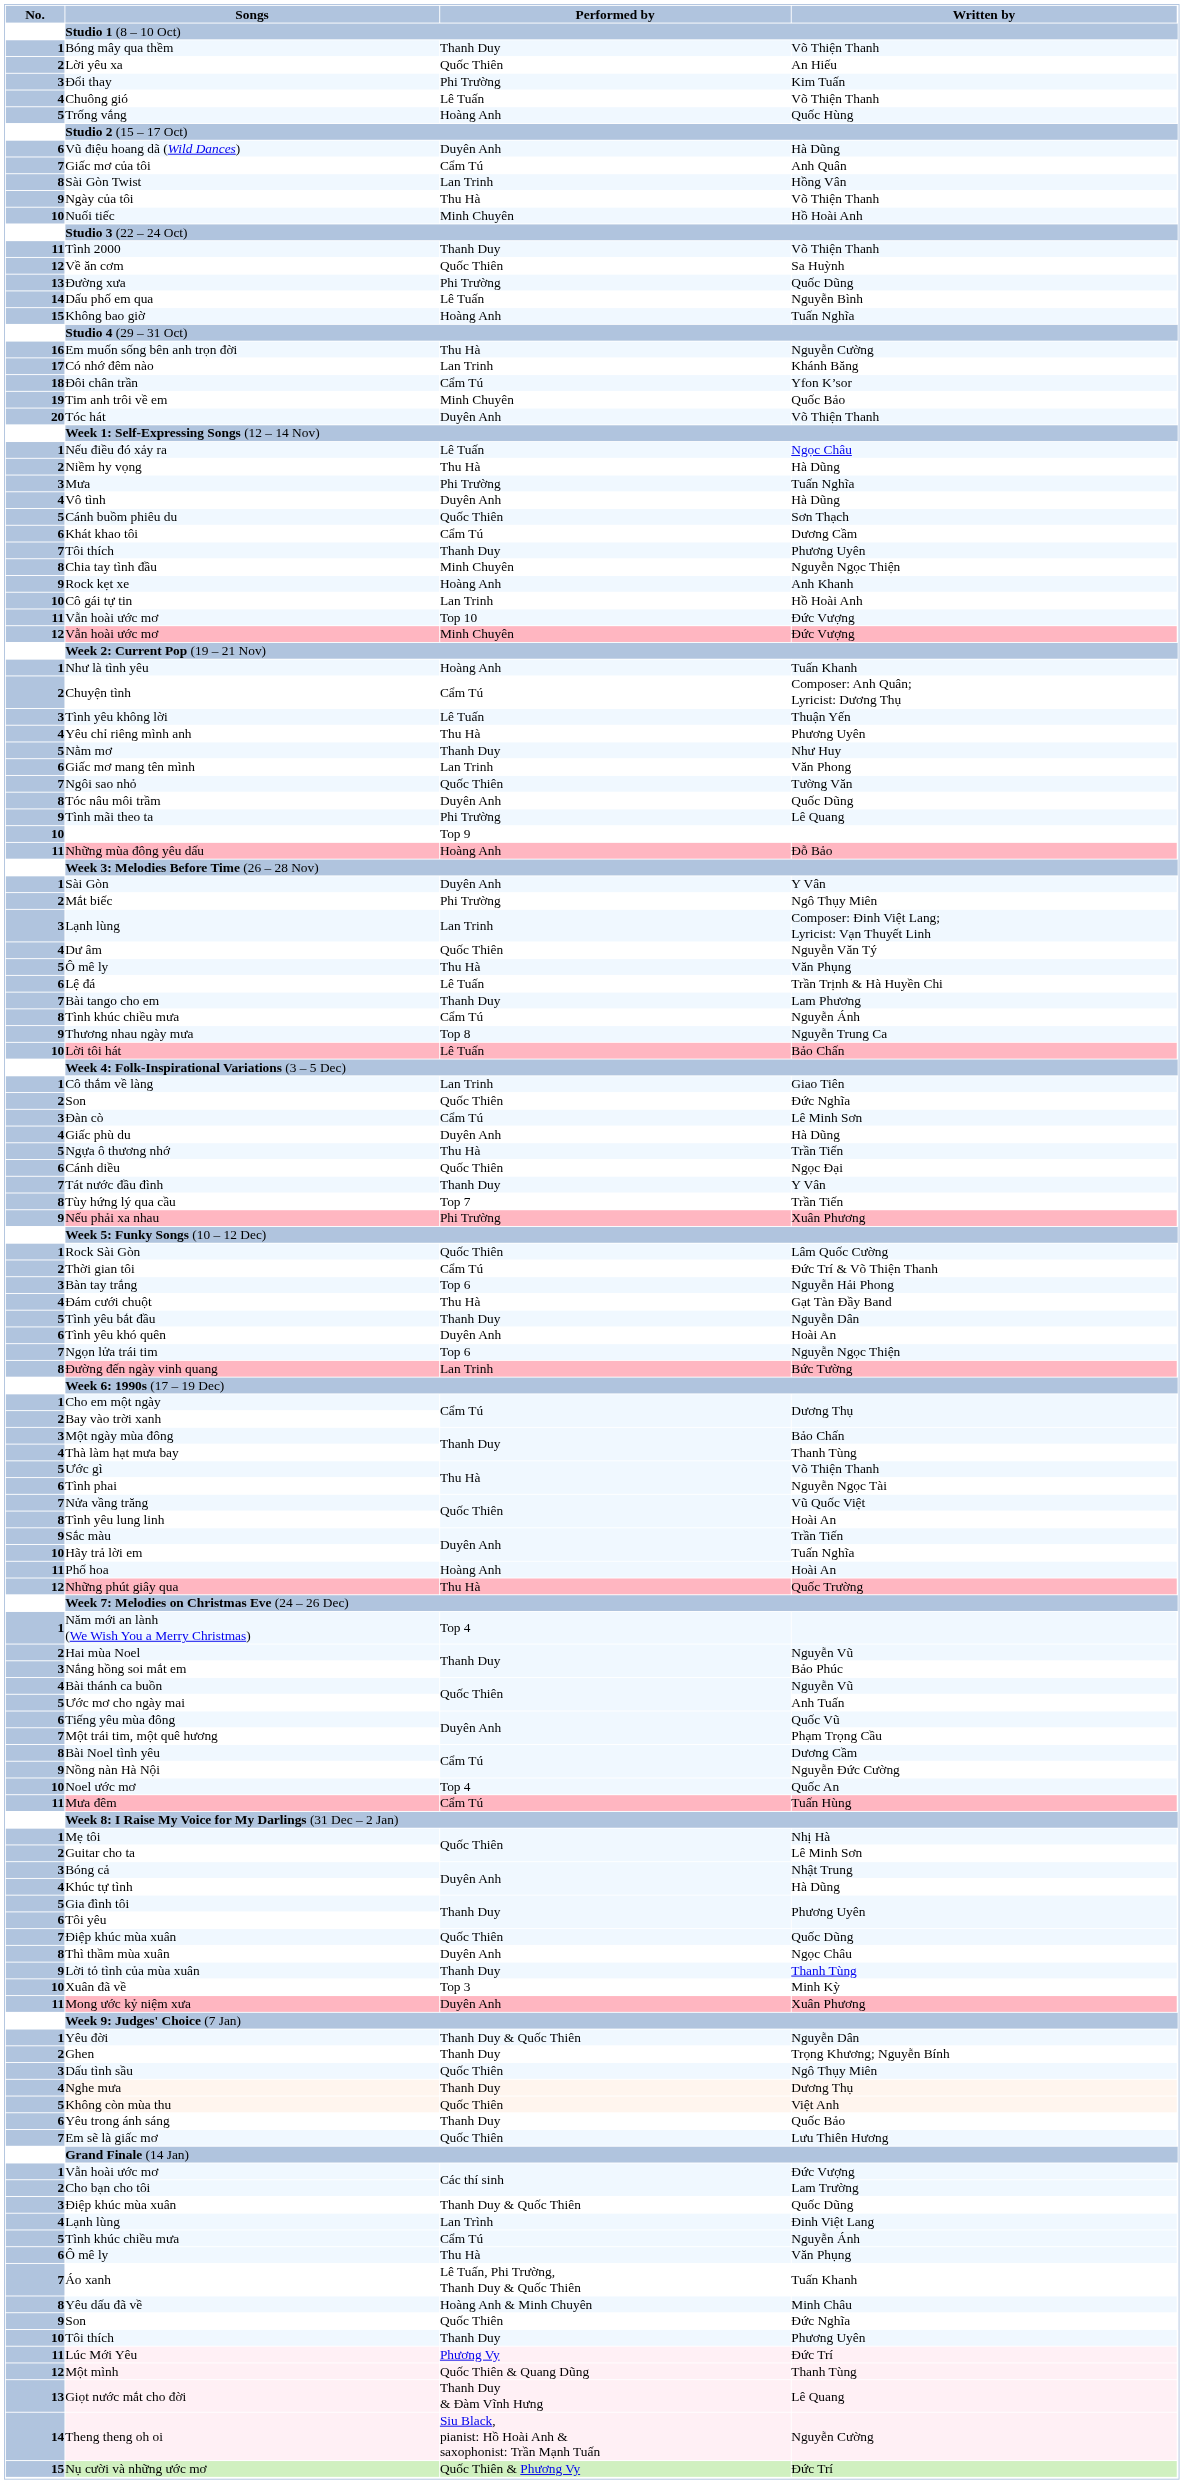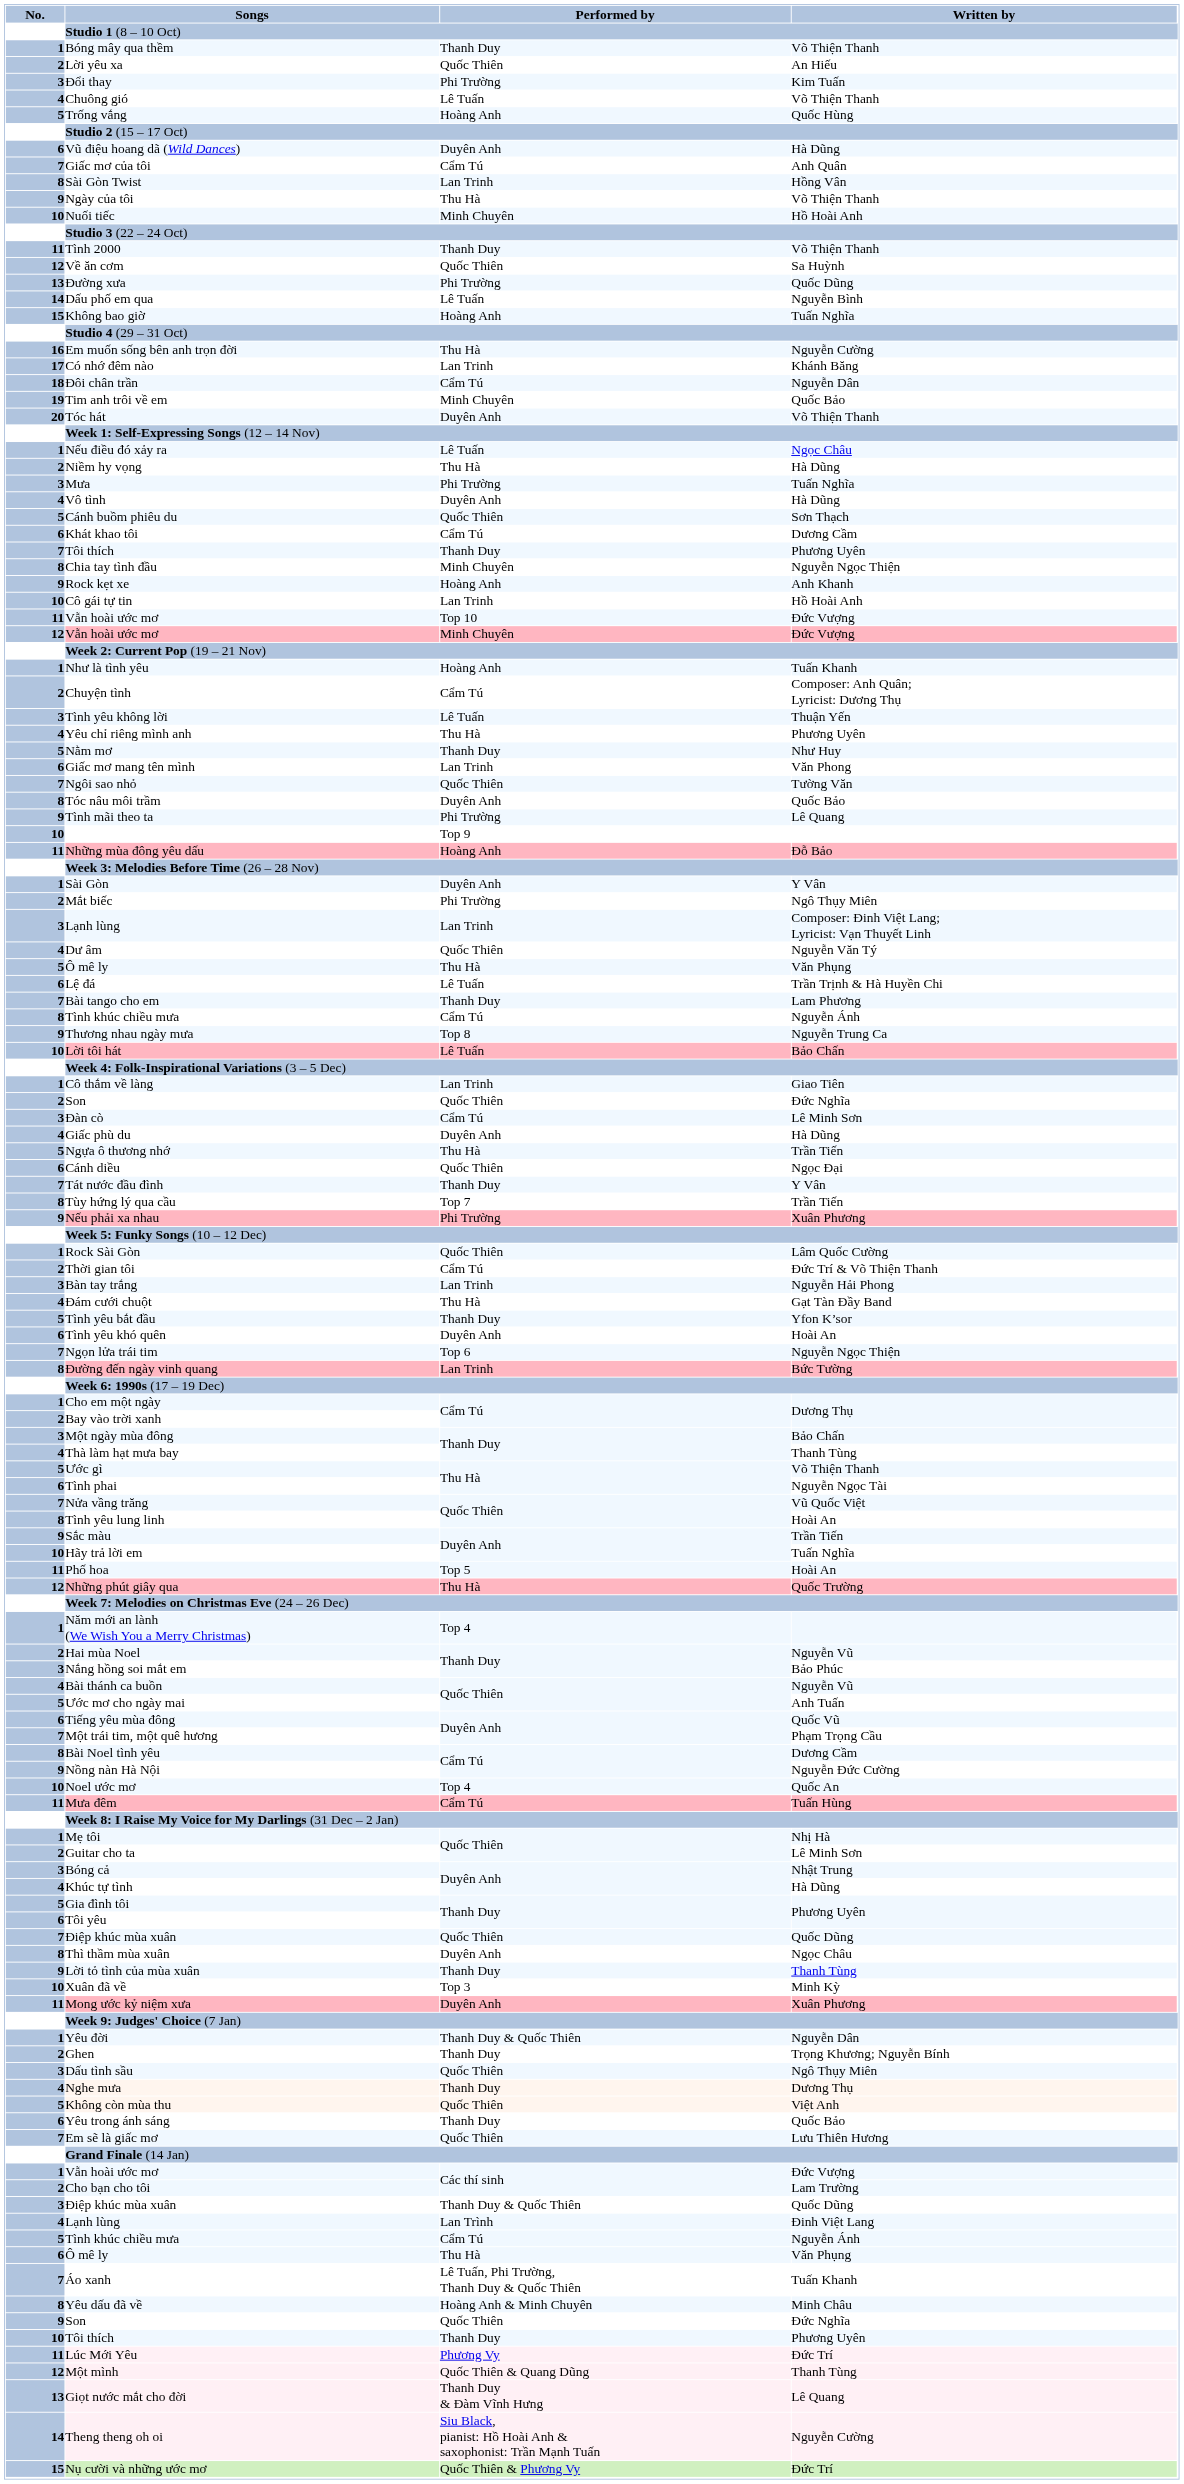(822, 383) Yfon K’sor -> (825, 383) Nguyễn Dân
(822, 800) Quốc Dũng -> (818, 800) Quốc Bảo
(455, 1285) Top 6 -> (466, 1285) Lan Trinh
(825, 1318) Nguyễn Dân -> (822, 1318) Yfon K’sor
(471, 1569) Hoàng Anh -> (455, 1569) Top 5
